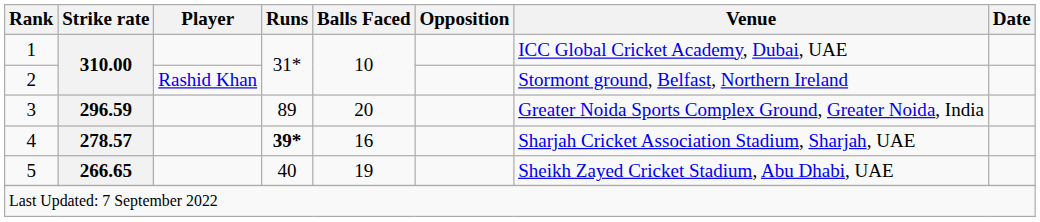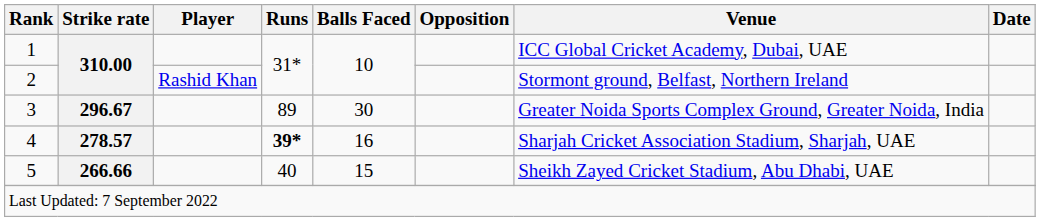(106, 110) 296.59 -> (106, 110) 296.67
(364, 110) 20 -> (364, 110) 30
(106, 170) 266.65 -> (106, 170) 266.66
(364, 170) 19 -> (364, 170) 15
